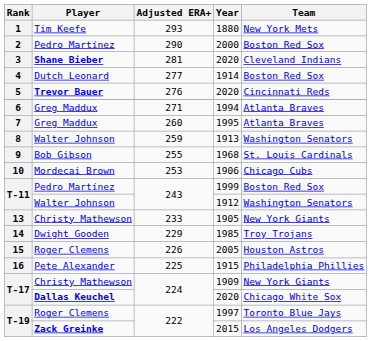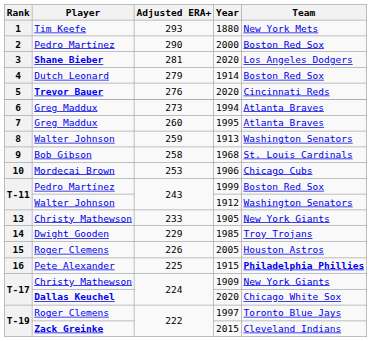(292, 59) Cleveland Indians -> (298, 59) Los Angeles Dodgers
(174, 75) 277 -> (174, 75) 279
(174, 107) 271 -> (174, 107) 273
(174, 154) 255 -> (174, 154) 258
(304, 265) normal -> (304, 265) bold
(298, 328) Los Angeles Dodgers -> (292, 328) Cleveland Indians
